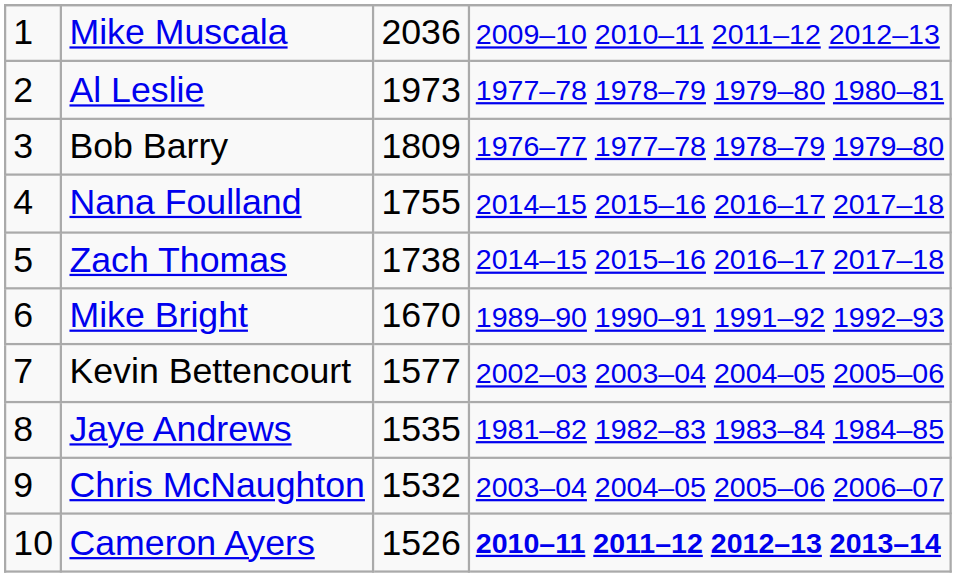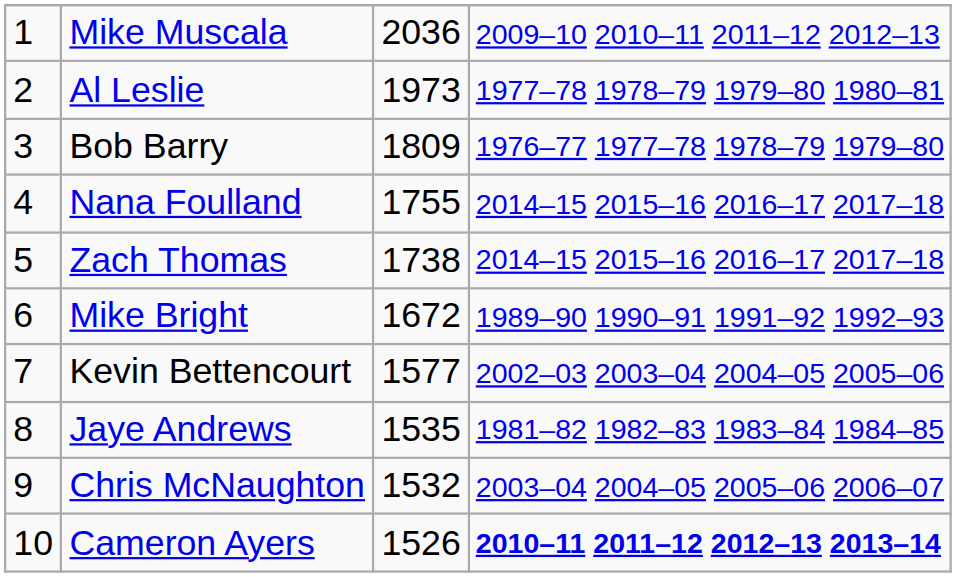(421, 315) 1670 -> (421, 315) 1672
